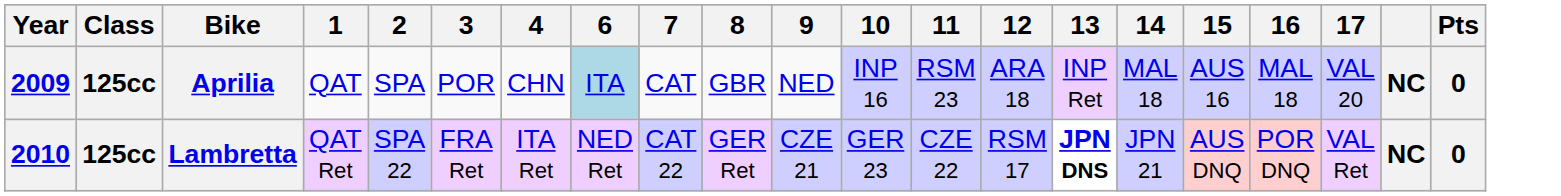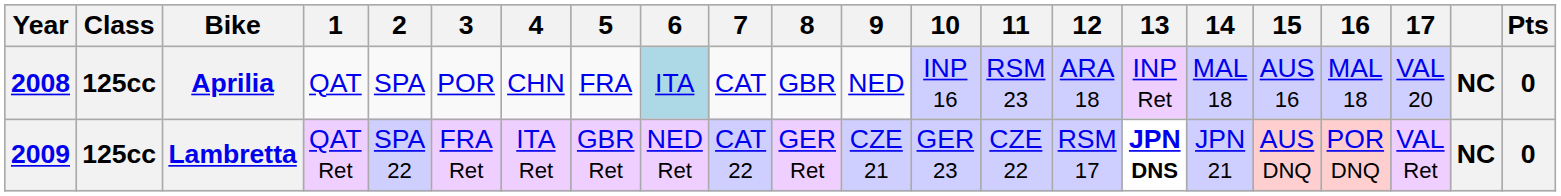+ column: (606, 25)
(40, 82) 2009 -> (40, 82) 2008
(40, 154) 2010 -> (40, 154) 2009
